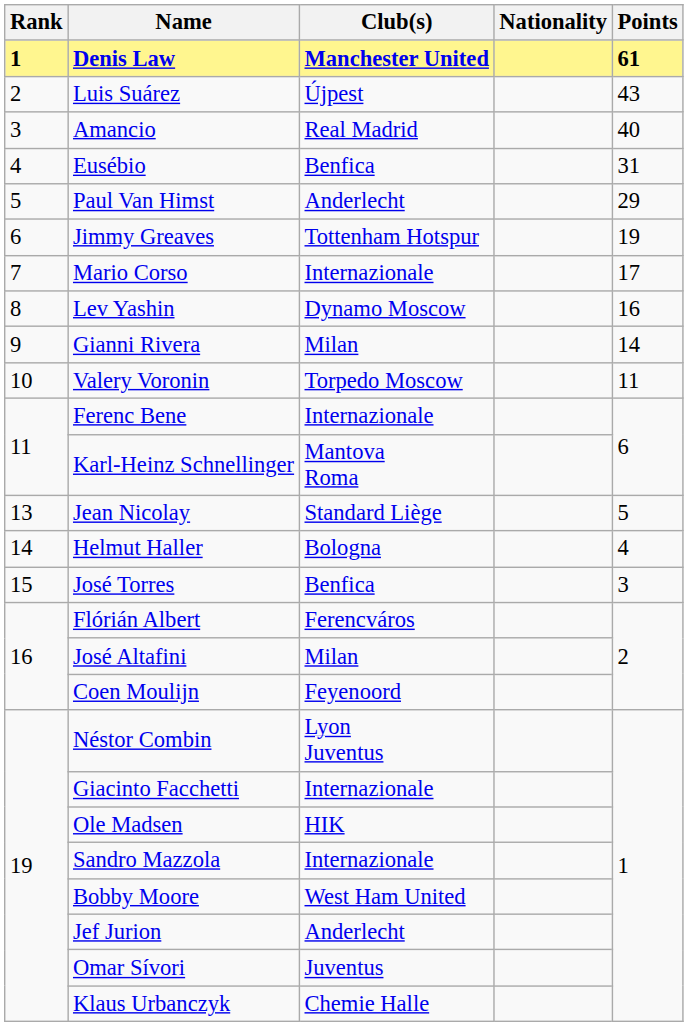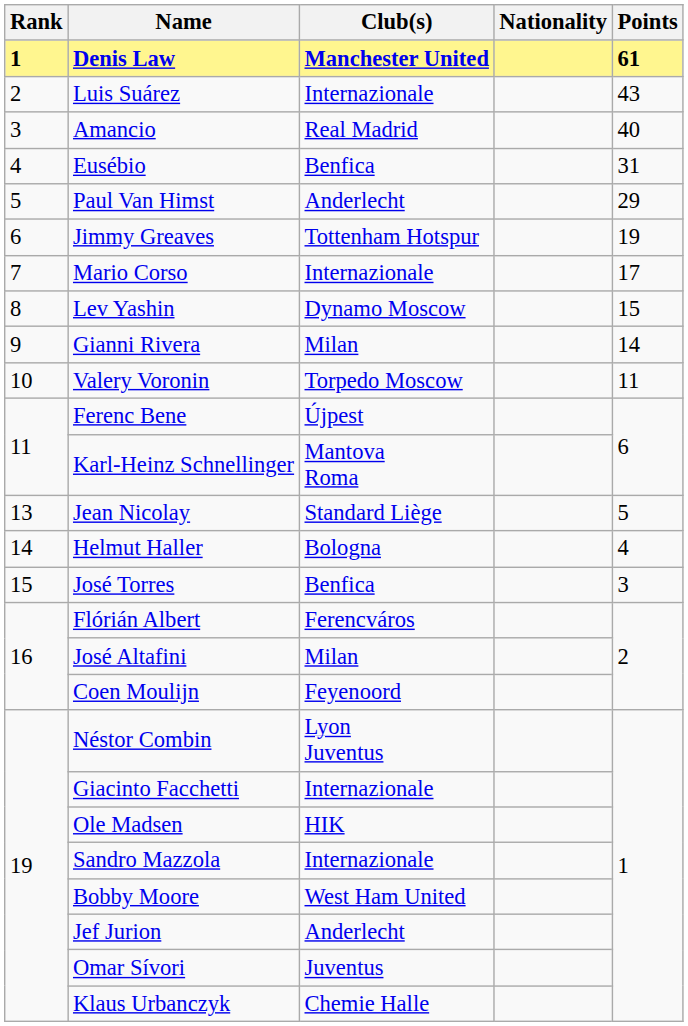(334, 93) Újpest -> (369, 93) Internazionale
(629, 308) 16 -> (629, 308) 15
(369, 415) Internazionale -> (334, 415) Újpest
